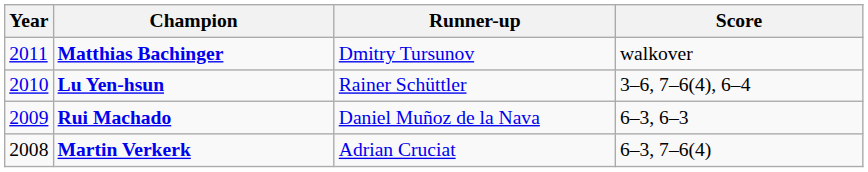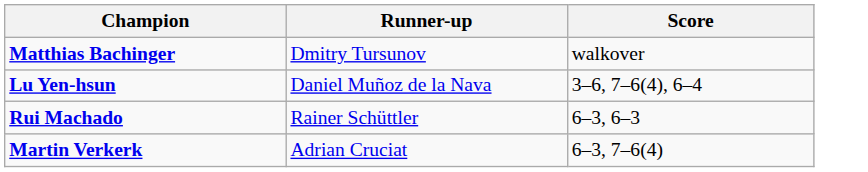- column: (29, 21)
(403, 85) Rainer Schüttler -> (391, 85) Daniel Muñoz de la Nava
(439, 117) Daniel Muñoz de la Nava -> (354, 117) Rainer Schüttler
